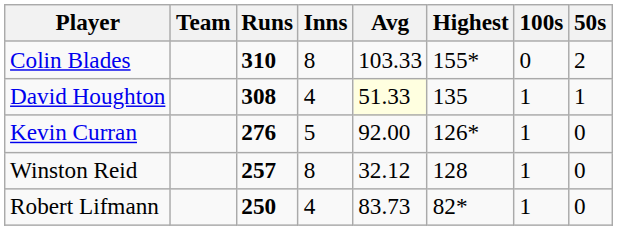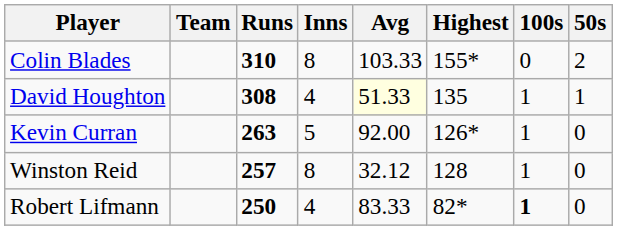(259, 133) 276 -> (259, 133) 263
(384, 206) 83.73 -> (384, 206) 83.33
(525, 206) normal -> (525, 206) bold
